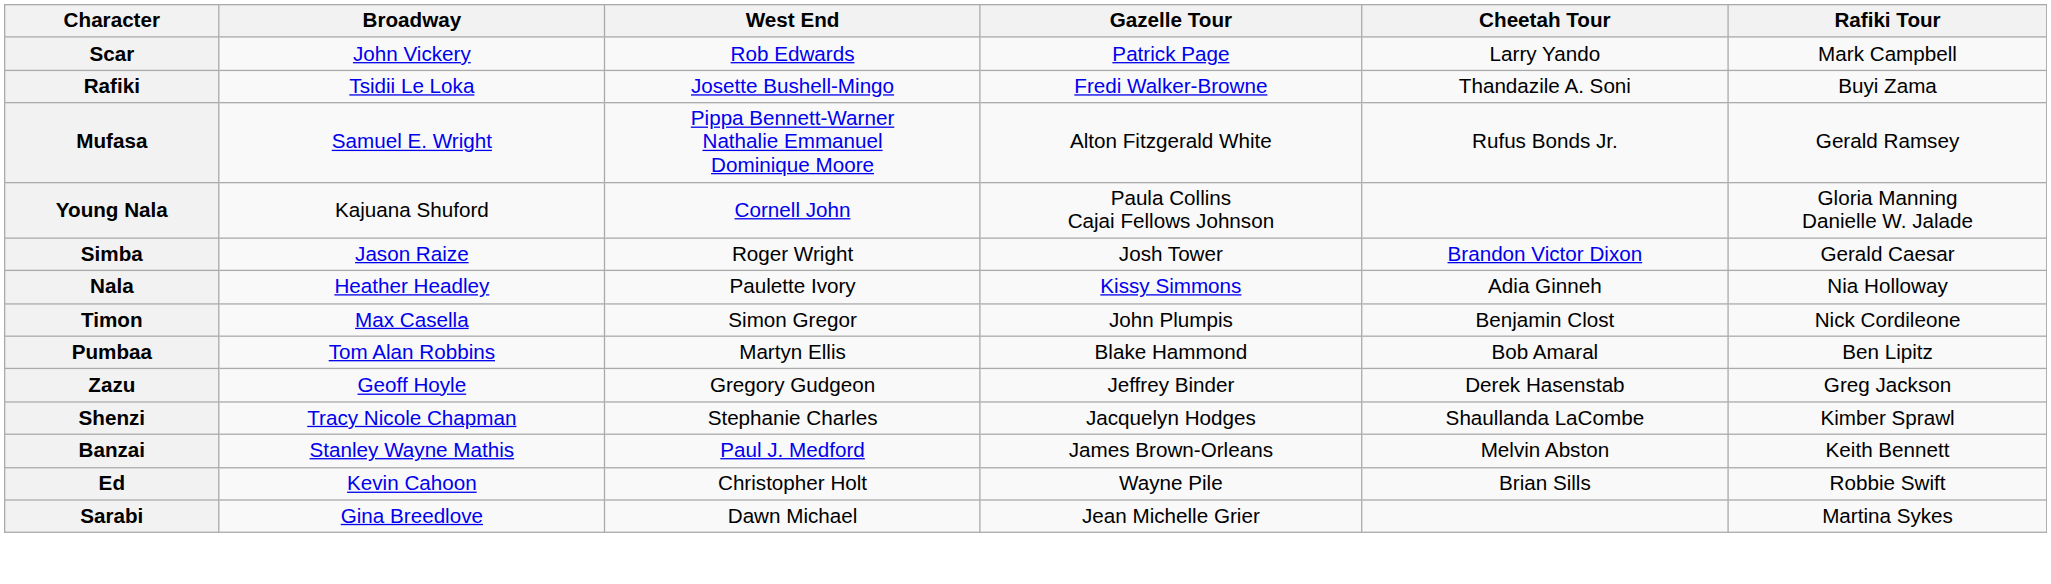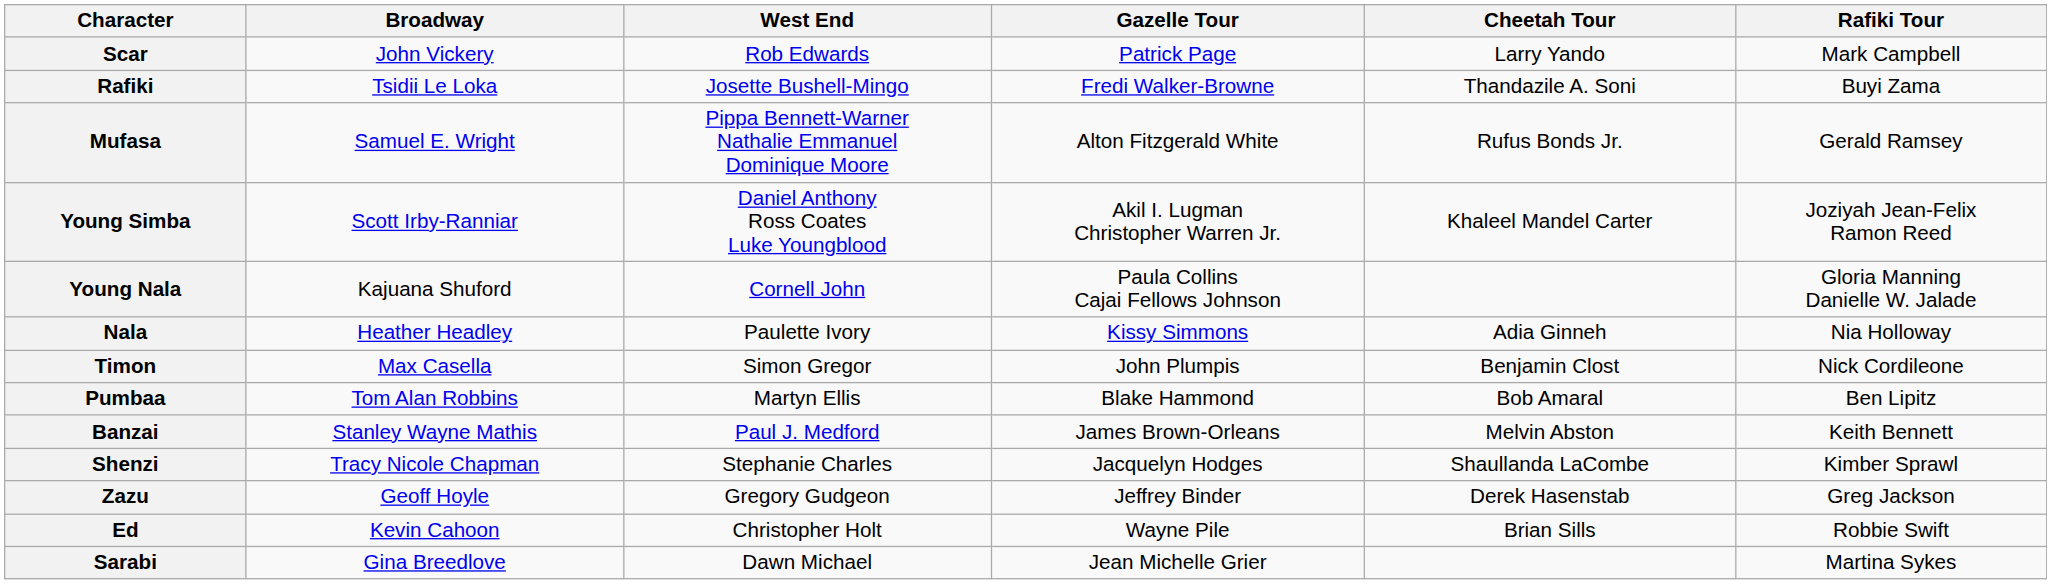+ row: (125, 221)
- row: (112, 254)
rows swapped: (112, 385) <-> (112, 450)
